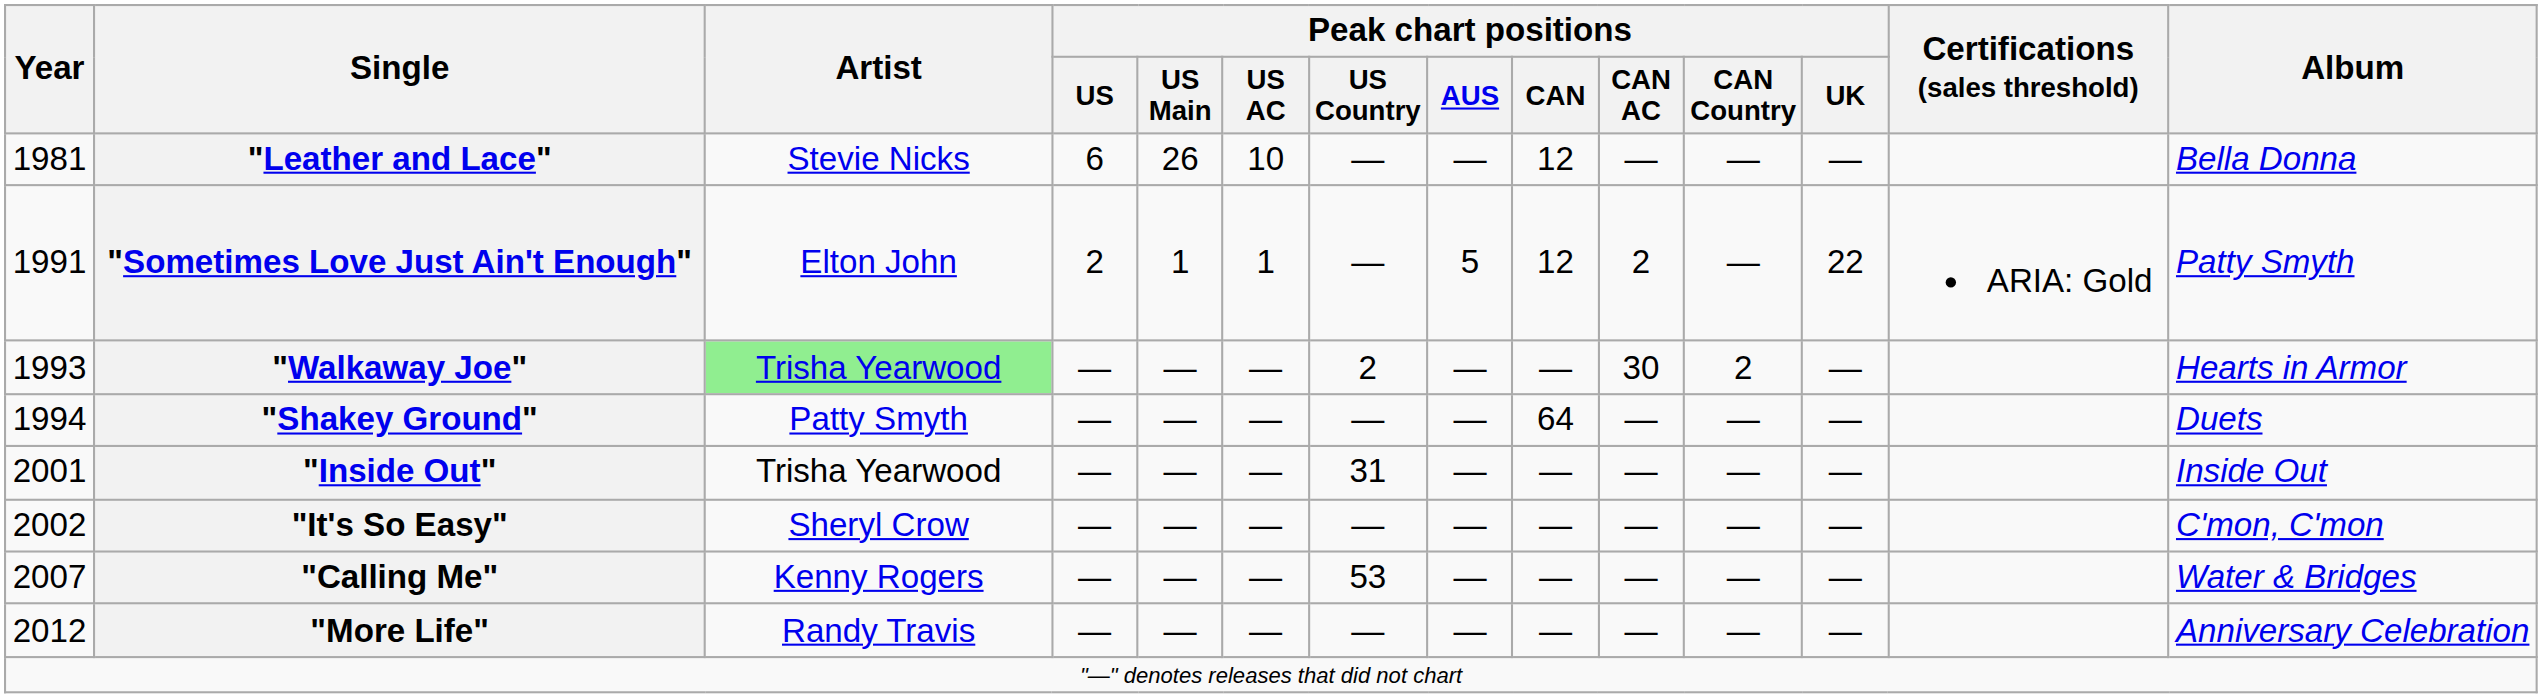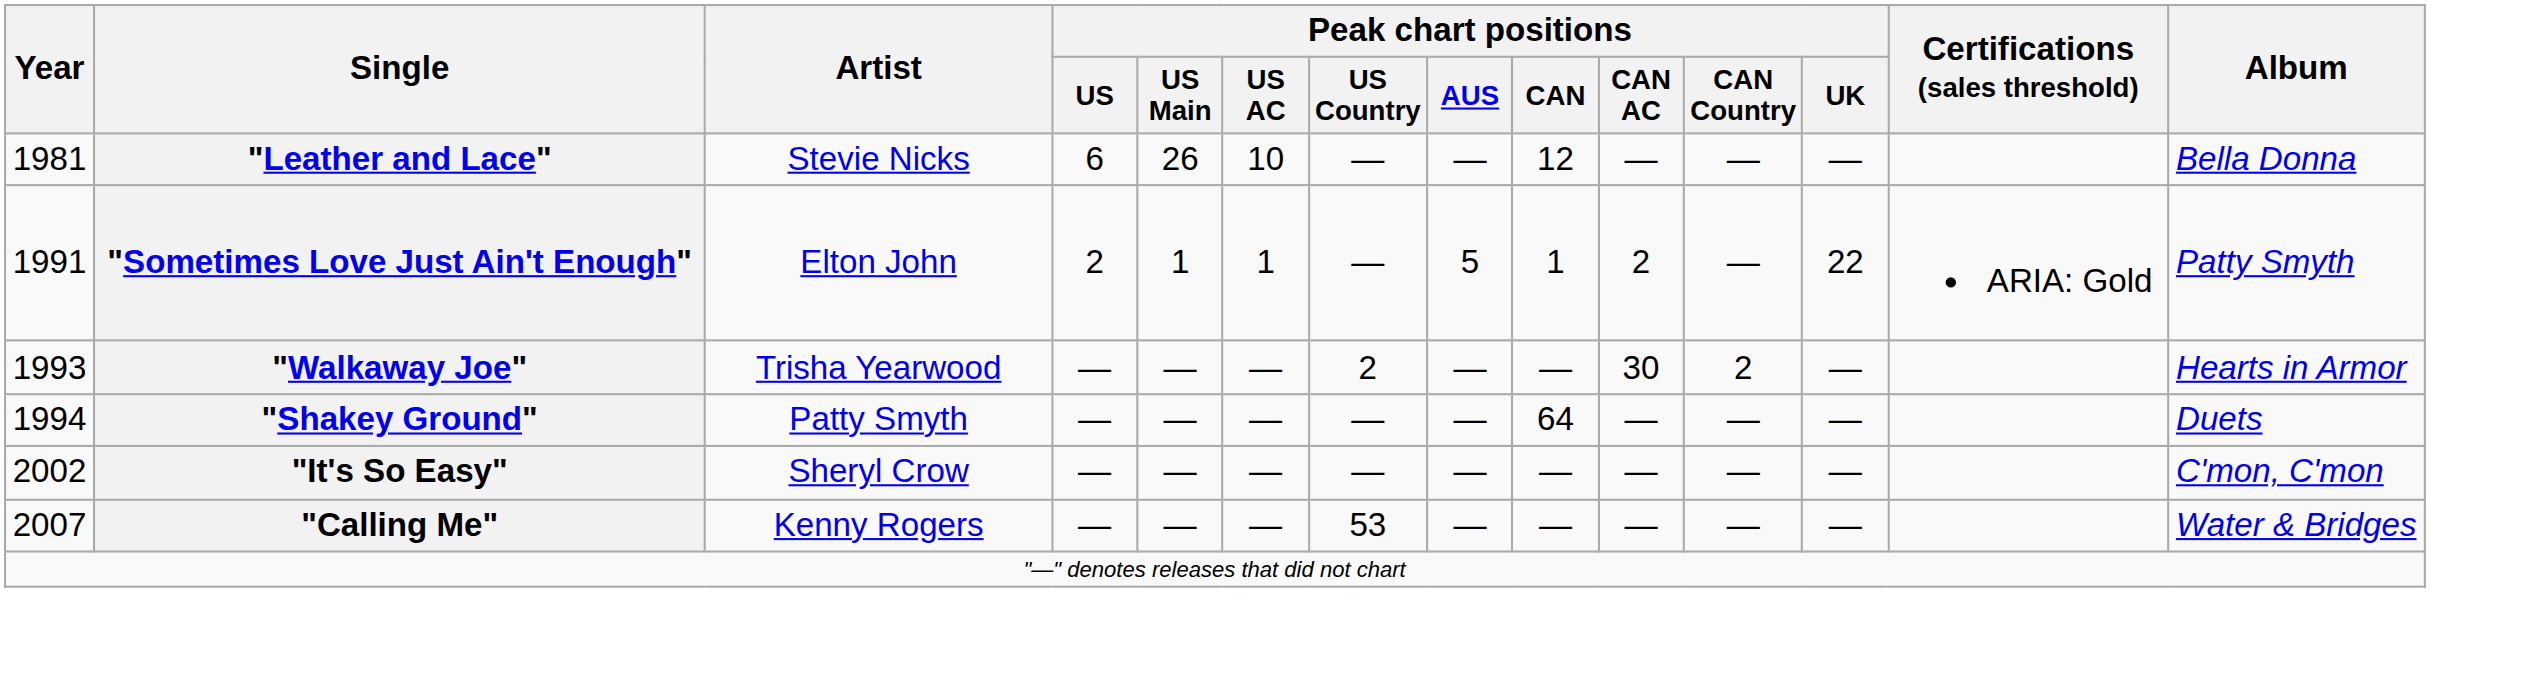(1556, 262) 12 -> (1556, 262) 1
(879, 367) lightgreen background -> (879, 367) no background
- row: (400, 472)
- row: (400, 629)
